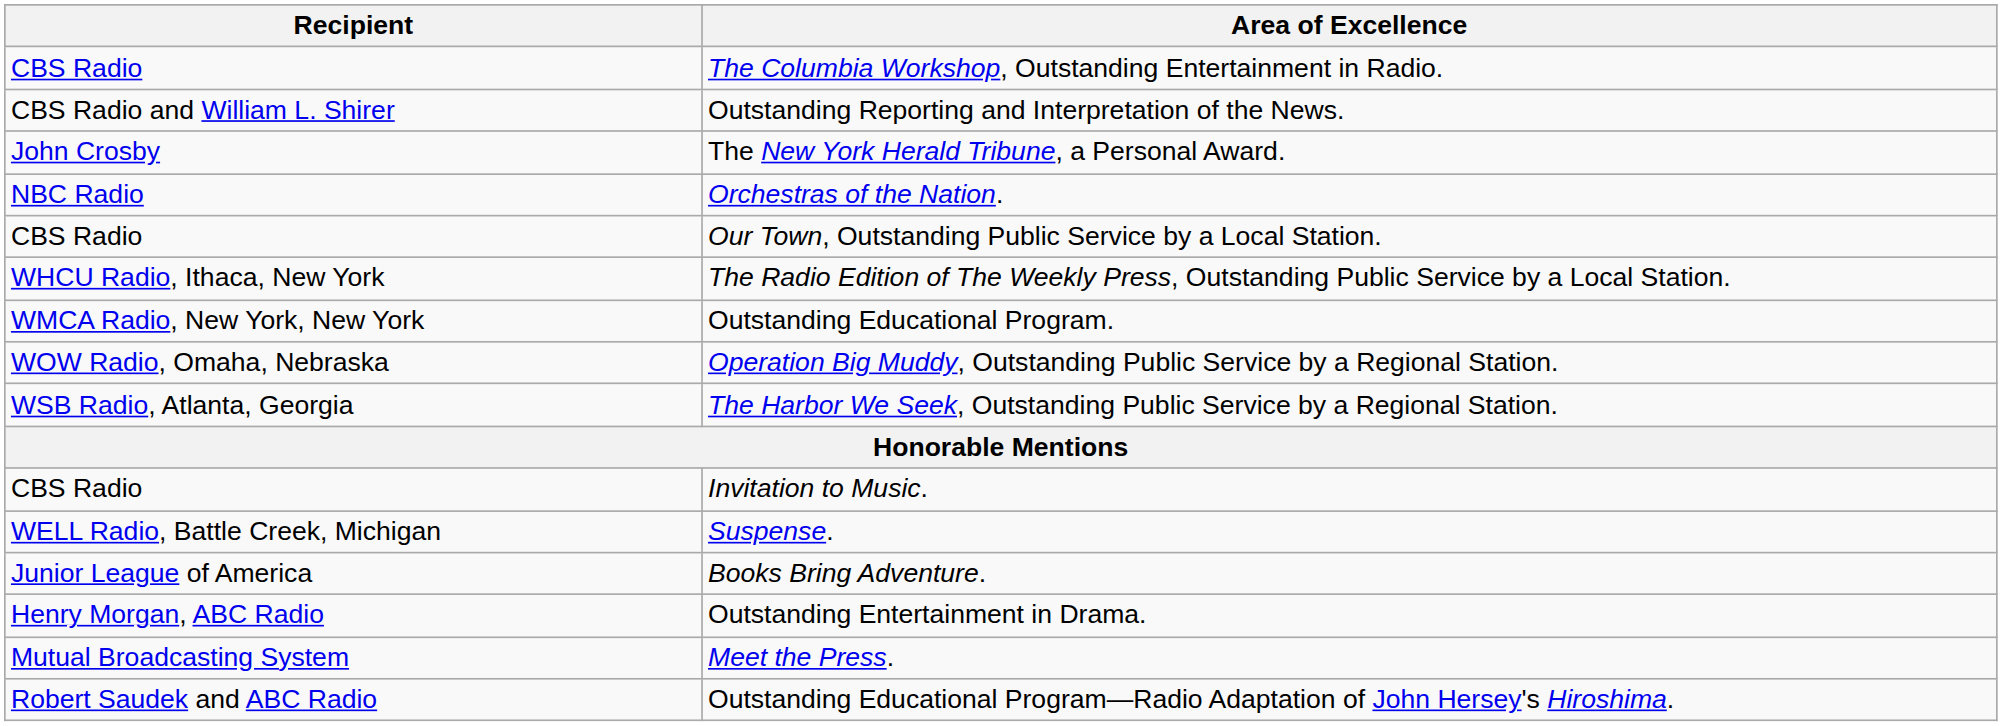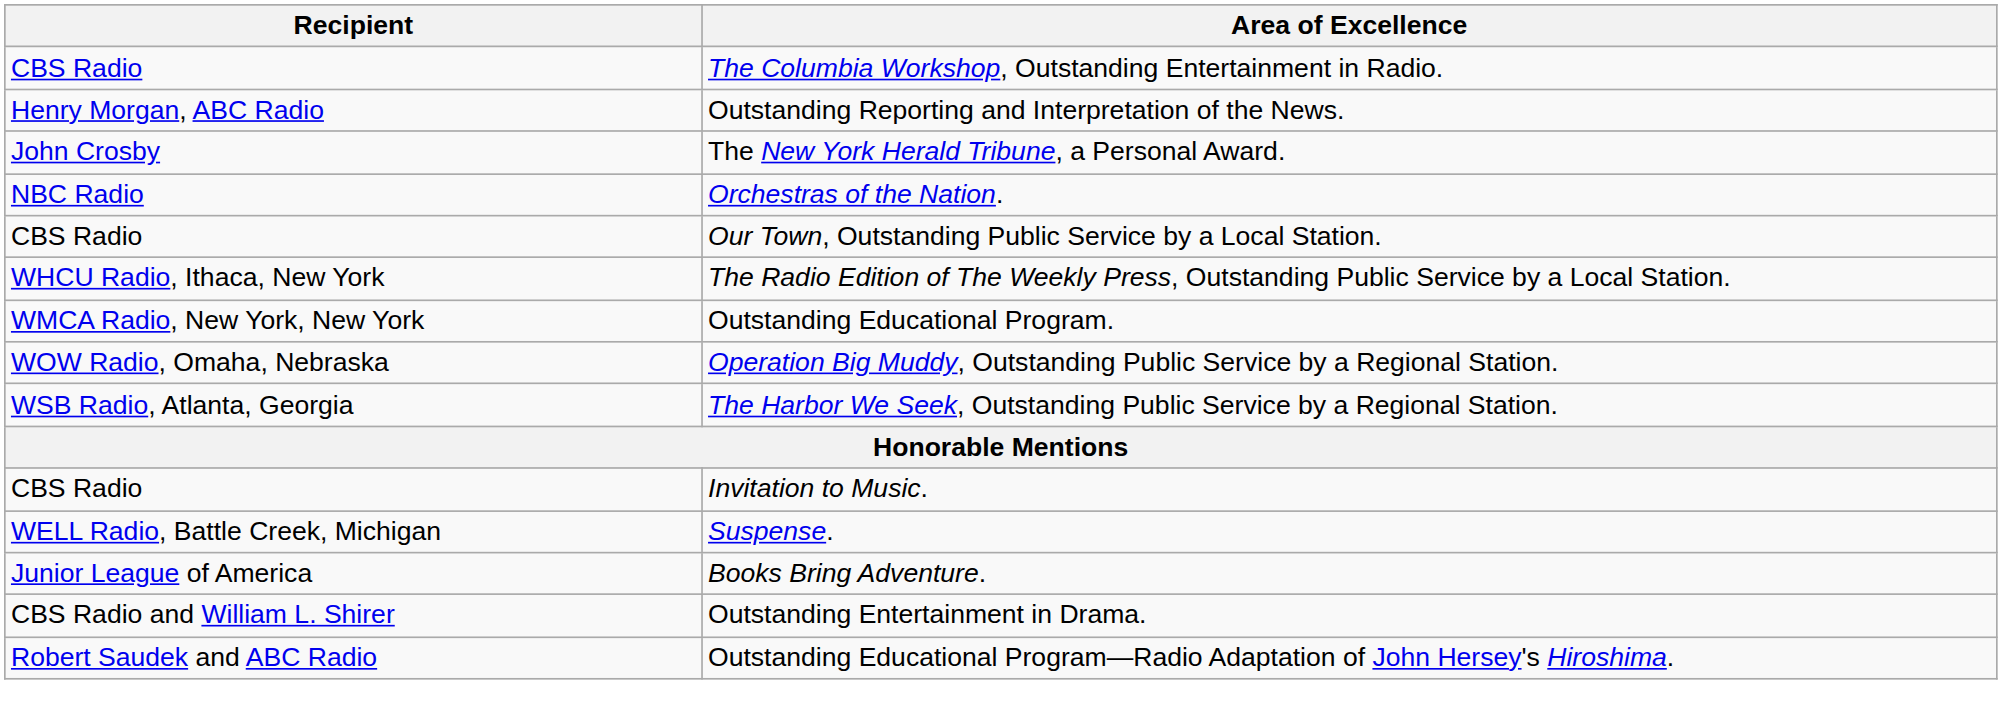(203, 109) CBS Radio and William L. Shirer -> (167, 109) Henry Morgan, ABC Radio
(167, 615) Henry Morgan, ABC Radio -> (203, 615) CBS Radio and William L. Shirer
- row: (801, 657)
